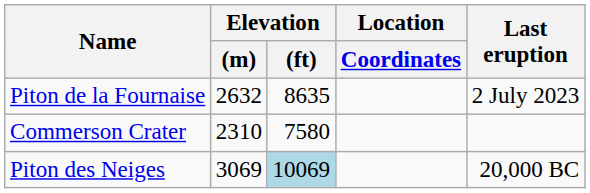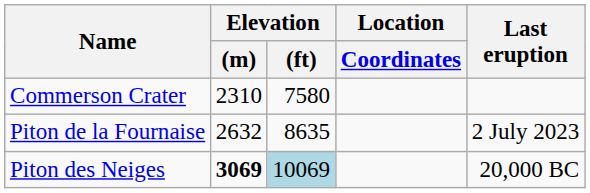rows swapped: (98, 132) <-> (108, 95)
(239, 168) normal -> (239, 168) bold
